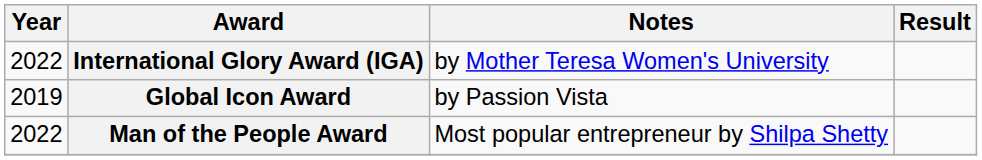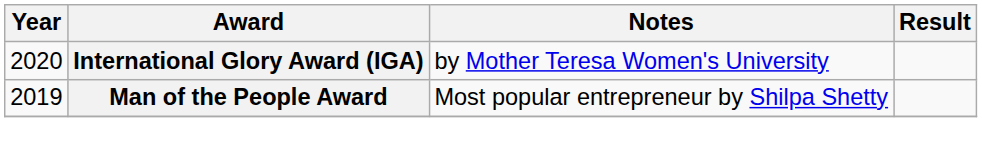(36, 60) 2022 -> (36, 60) 2020
- row: (248, 97)
(36, 135) 2022 -> (36, 97) 2019
